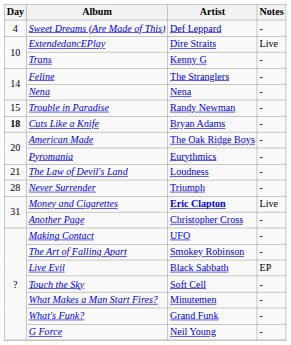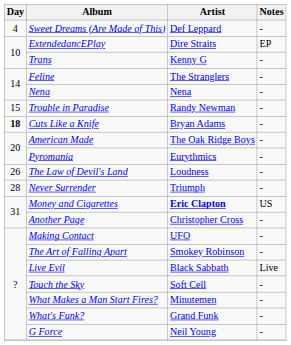(269, 44) Live -> (265, 44) EP
(15, 172) 21 -> (15, 172) 26
(269, 204) Live -> (266, 204) US
(265, 268) EP -> (269, 268) Live
